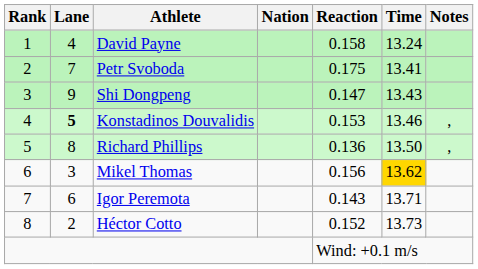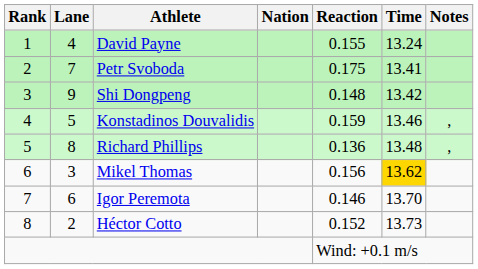(347, 43) 0.158 -> (347, 43) 0.155
(347, 95) 0.147 -> (347, 95) 0.148
(404, 95) 13.43 -> (404, 95) 13.42
(72, 120) bold -> (72, 120) normal
(347, 120) 0.153 -> (347, 120) 0.159
(404, 146) 13.50 -> (404, 146) 13.48
(347, 198) 0.143 -> (347, 198) 0.146
(404, 198) 13.71 -> (404, 198) 13.70
